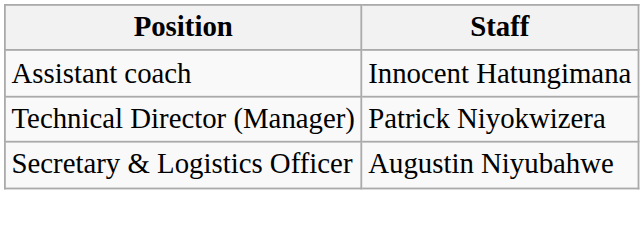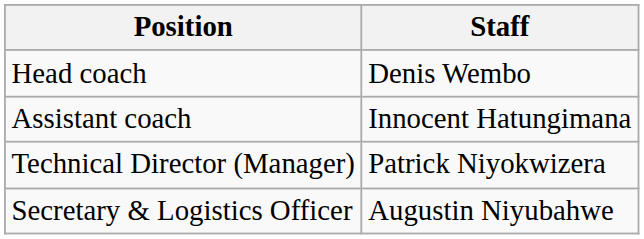+ row: (79, 73)
